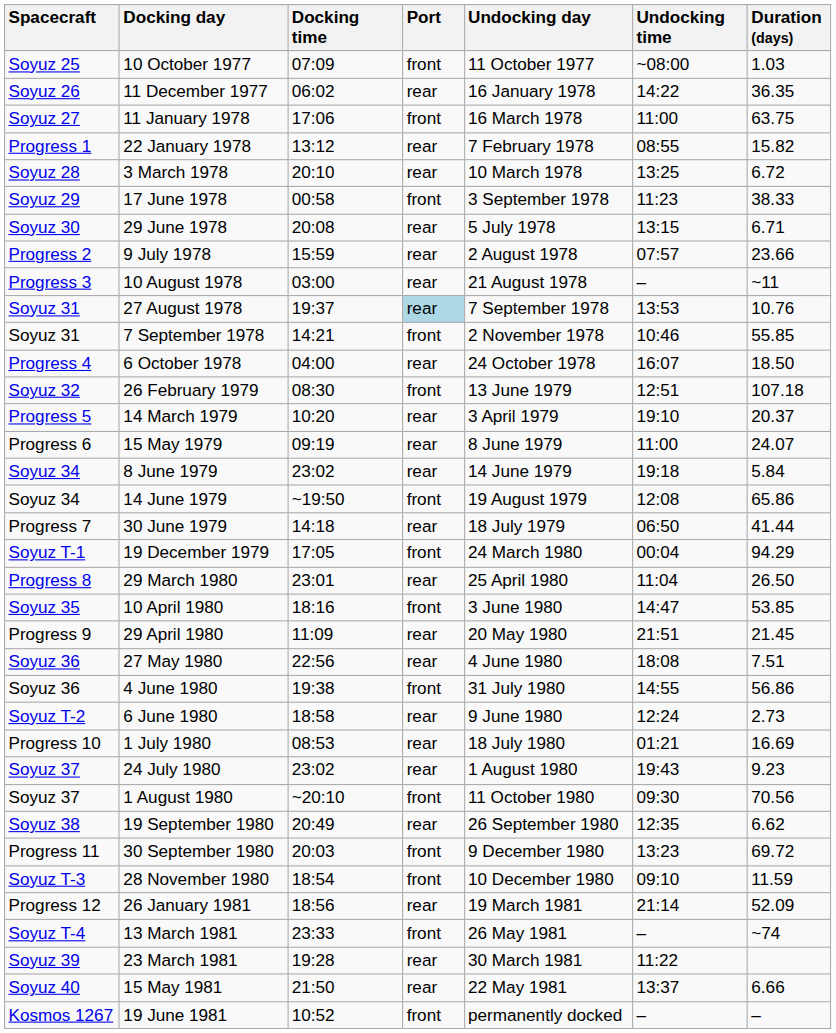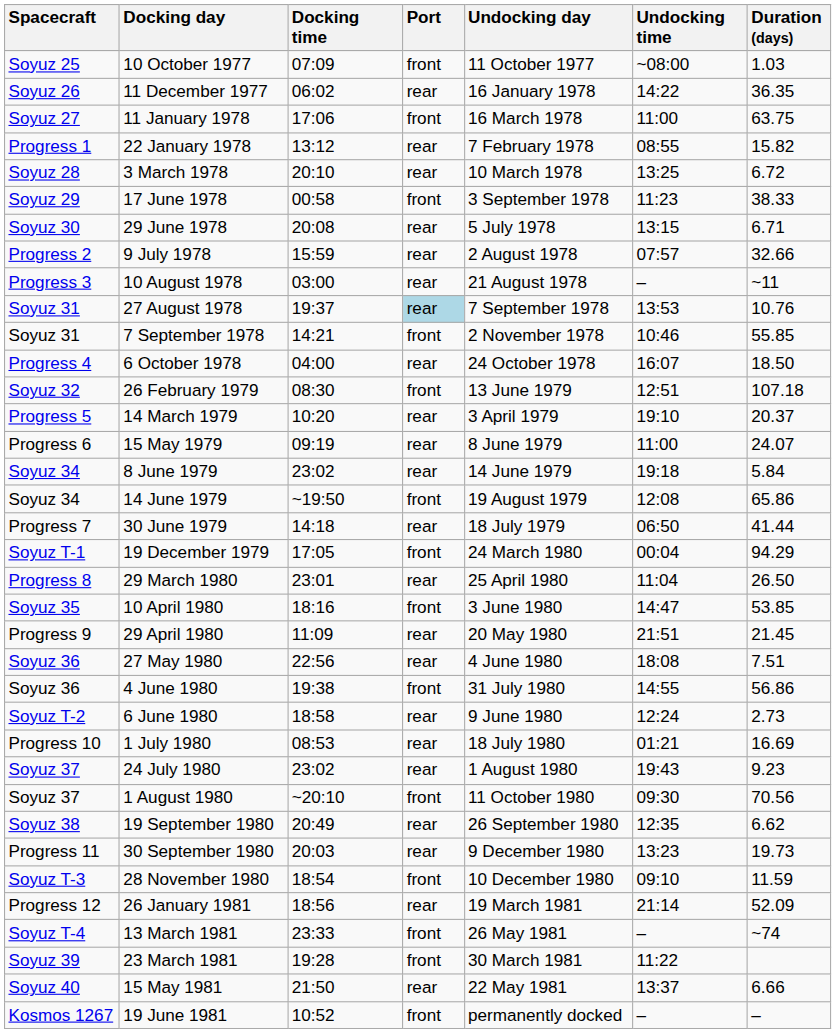(773, 254) 23.66 -> (773, 254) 32.66
(424, 851) front -> (422, 851) rear
(773, 851) 69.72 -> (773, 851) 19.73
(422, 960) rear -> (424, 960) front
